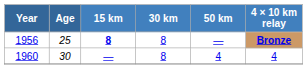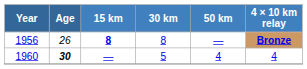(65, 40) 25 -> (65, 40) 26
(65, 56) normal -> (65, 56) bold
(163, 56) 8 -> (163, 56) 5
